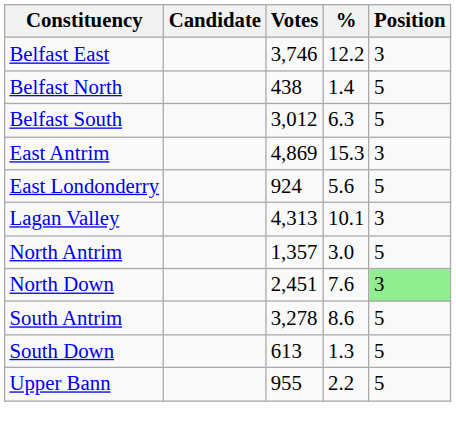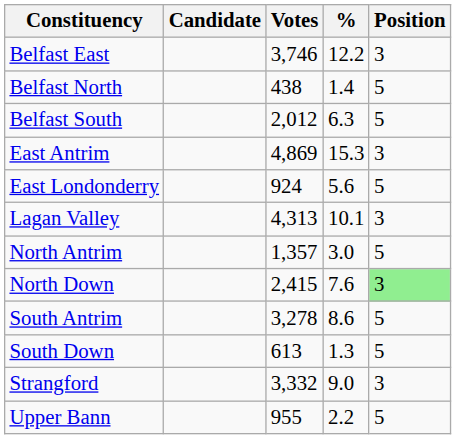(294, 119) 3,012 -> (294, 119) 2,012
(294, 284) 2,451 -> (294, 284) 2,415
+ row: (54, 383)
